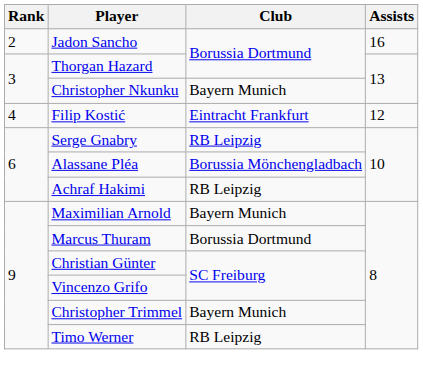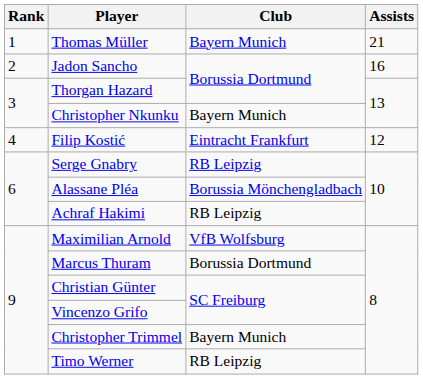+ row: (100, 41)
(238, 213) Bayern Munich -> (237, 238) VfB Wolfsburg
